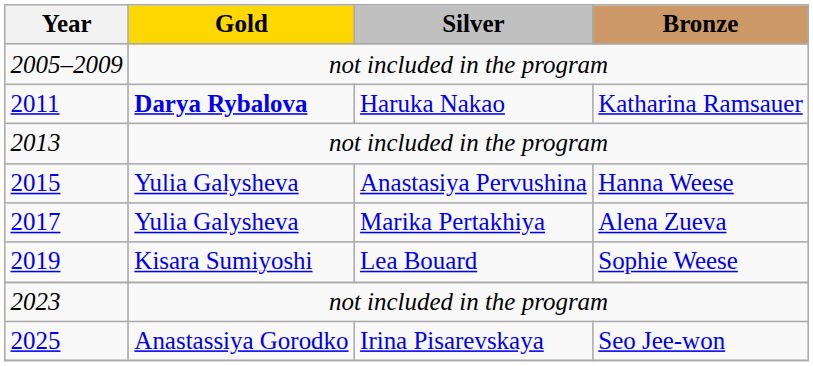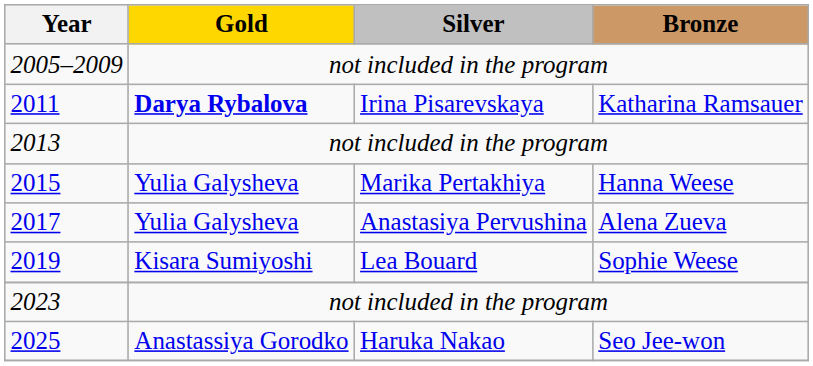(432, 103) Haruka Nakao -> (452, 103) Irina Pisarevskaya
(473, 182) Anastasiya Pervushina -> (453, 182) Marika Pertakhiya
(453, 222) Marika Pertakhiya -> (473, 222) Anastasiya Pervushina
(452, 340) Irina Pisarevskaya -> (432, 340) Haruka Nakao
